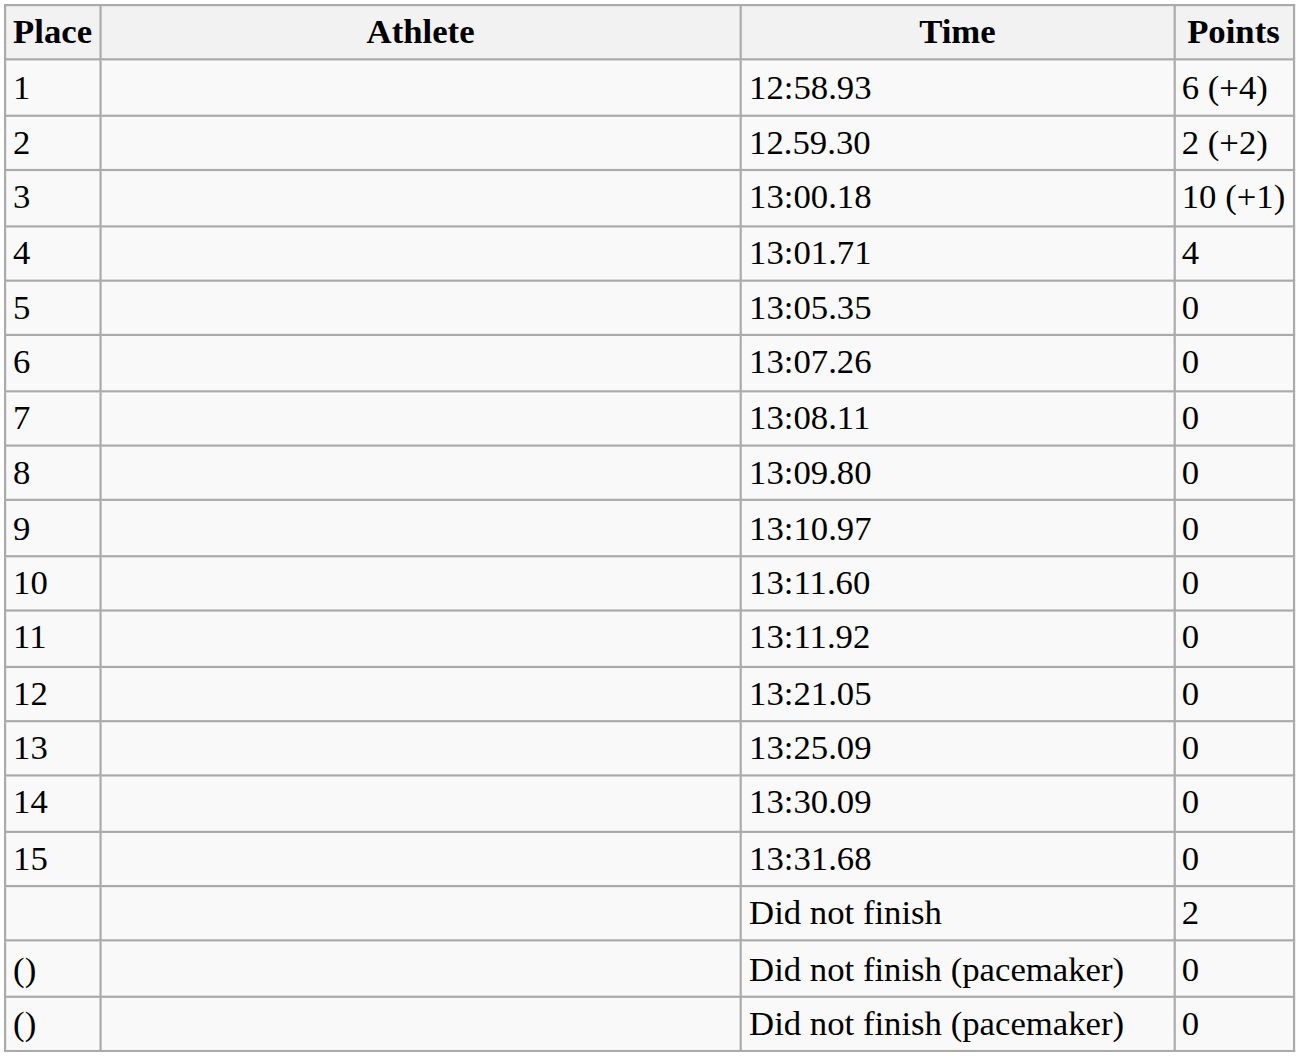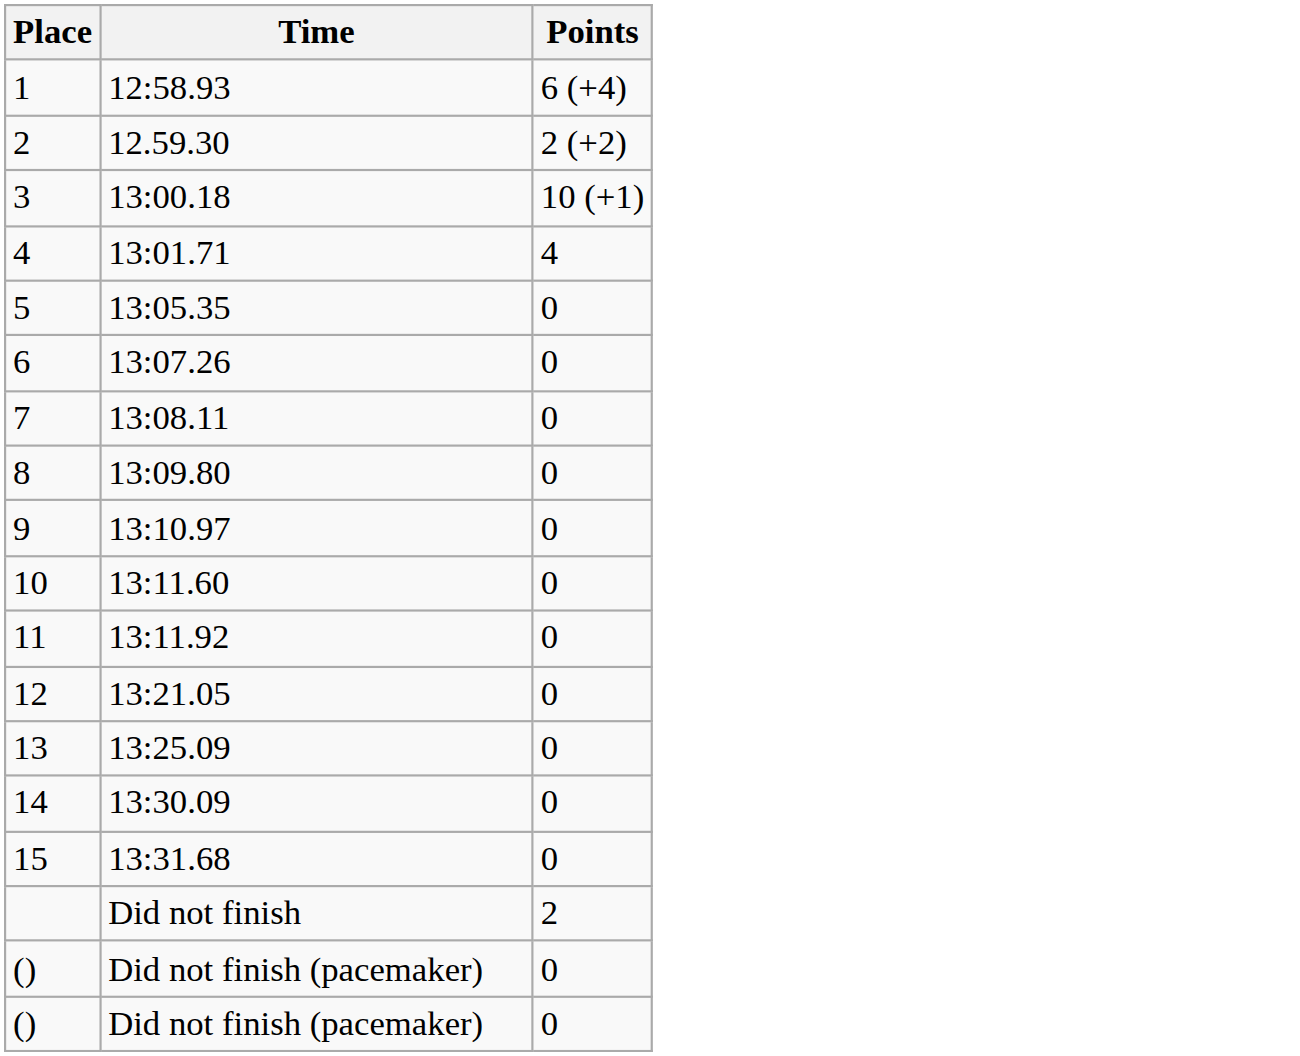- column: (421, 32)
